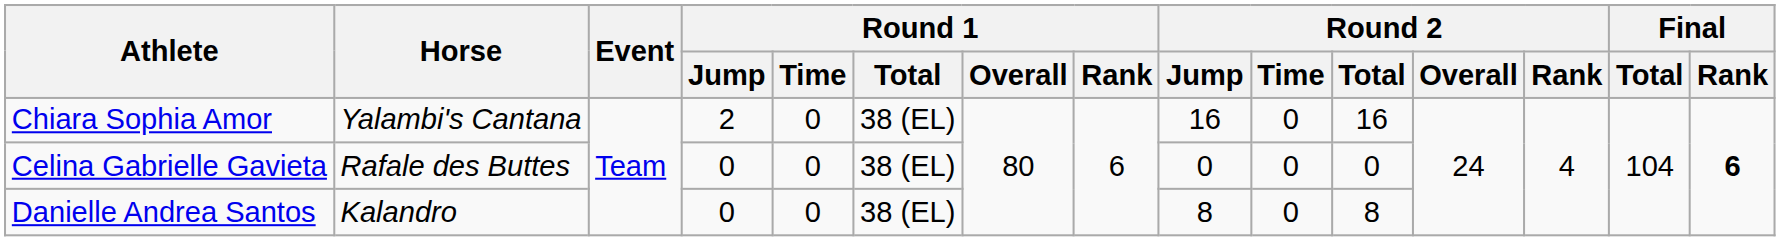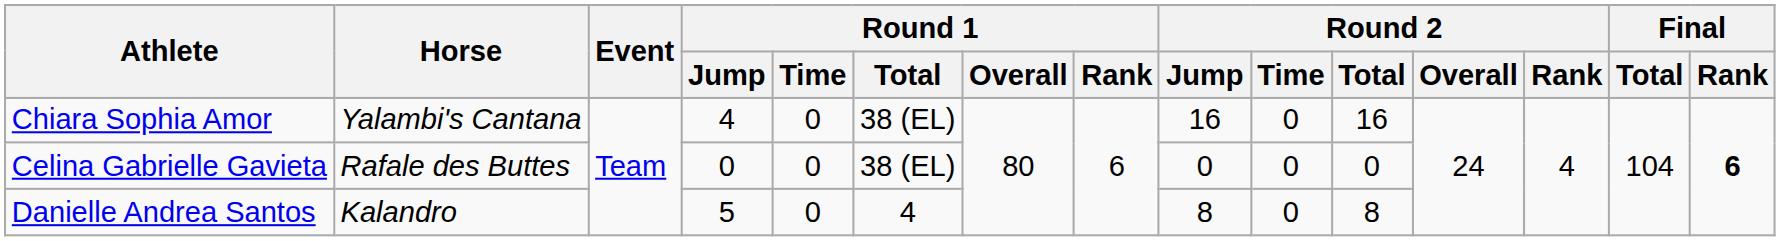(727, 120) 2 -> (727, 120) 4
(727, 212) 0 -> (727, 212) 5
(908, 212) 38 (EL) -> (908, 212) 4
